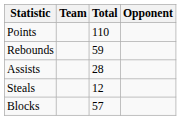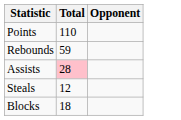- column: (73, 13)
(98, 69) no background -> (65, 69) pink background
(98, 106) 57 -> (65, 106) 18
